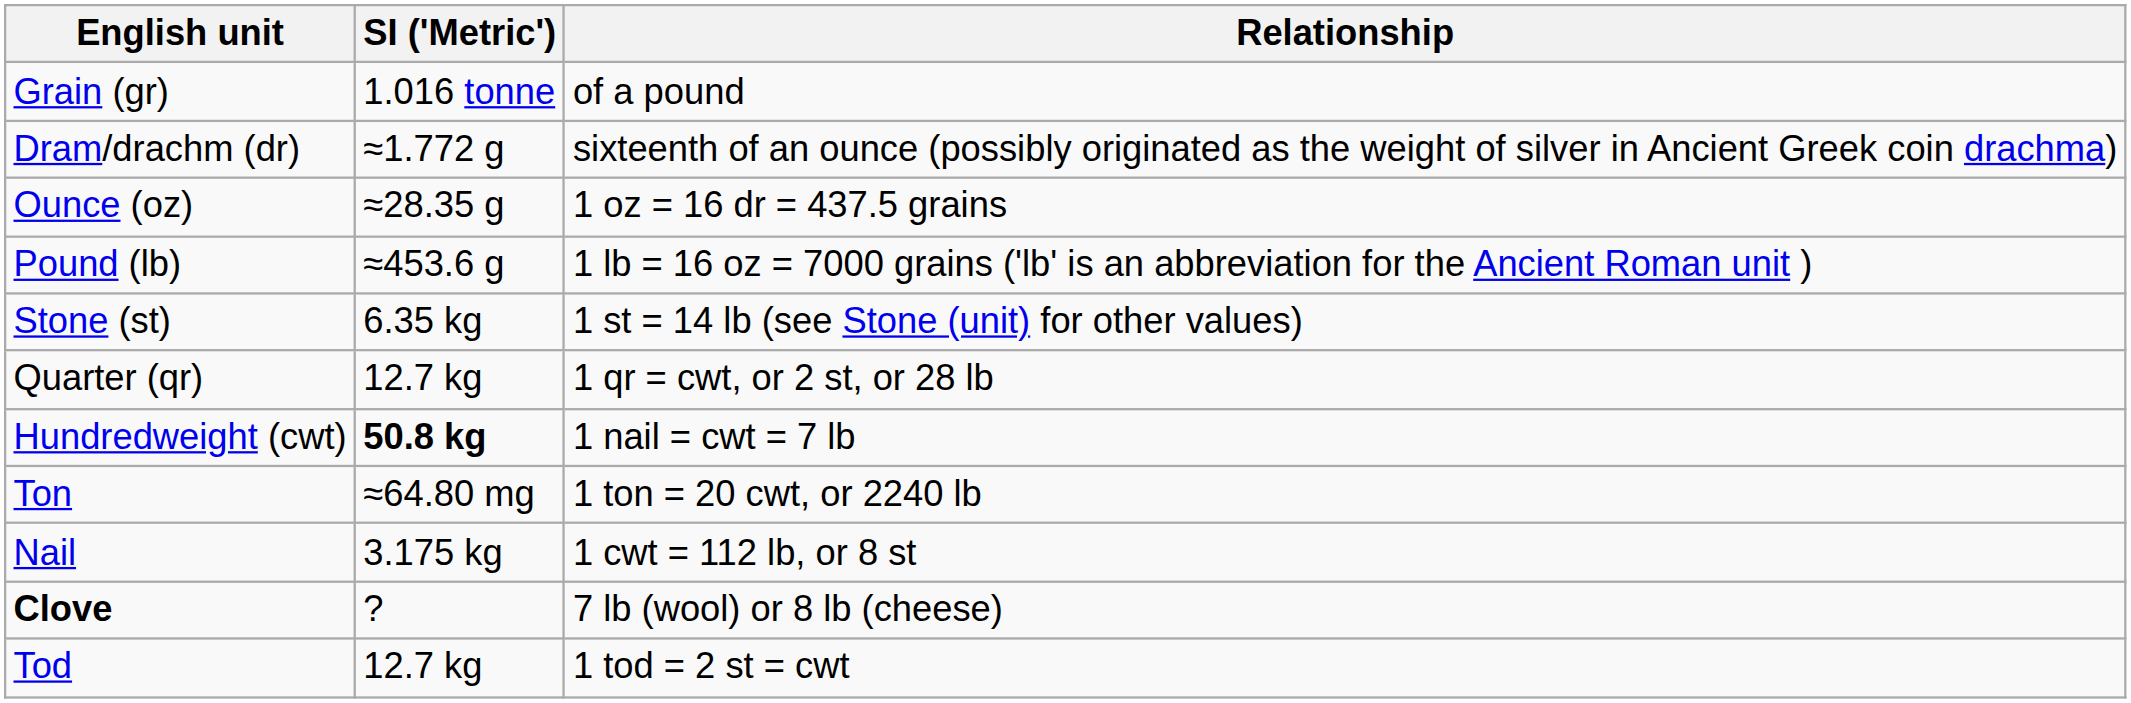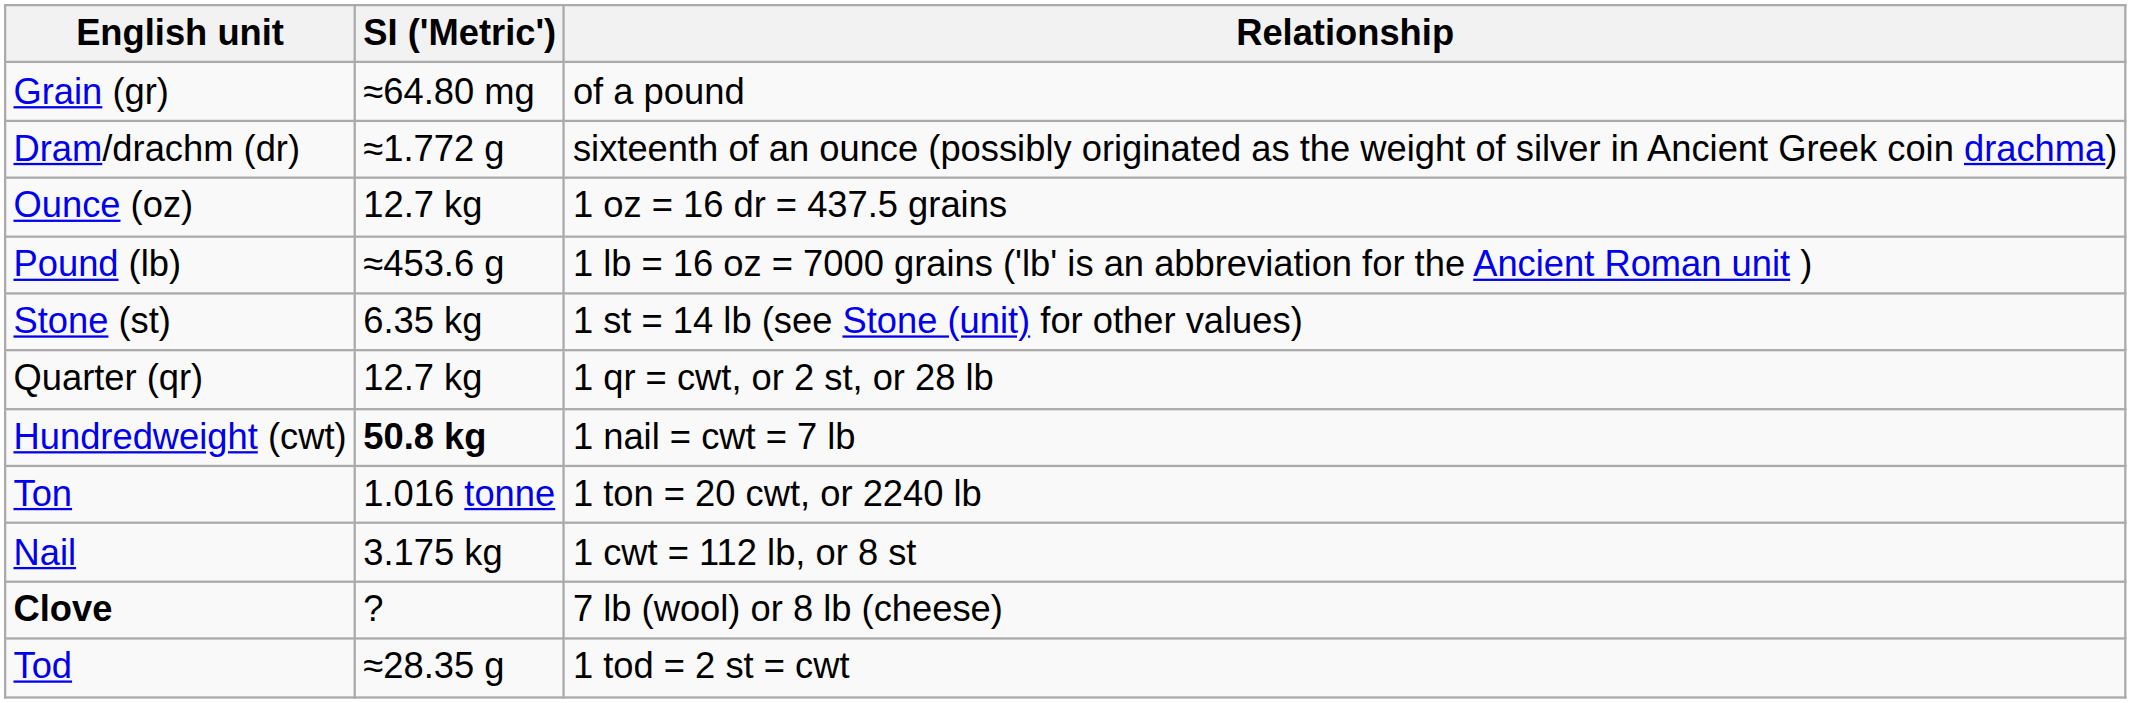(459, 90) 1.016 tonne -> (449, 90) ≈64.80 mg
(434, 206) ≈28.35 g -> (423, 206) 12.7 kg
(449, 494) ≈64.80 mg -> (459, 494) 1.016 tonne
(423, 666) 12.7 kg -> (434, 666) ≈28.35 g
